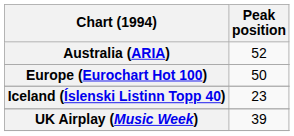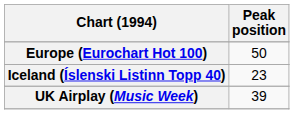- row: (117, 53)
